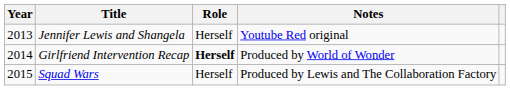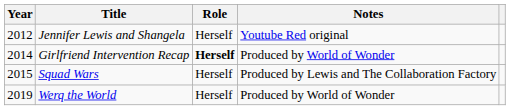(20, 34) 2013 -> (20, 34) 2012
+ row: (77, 94)
